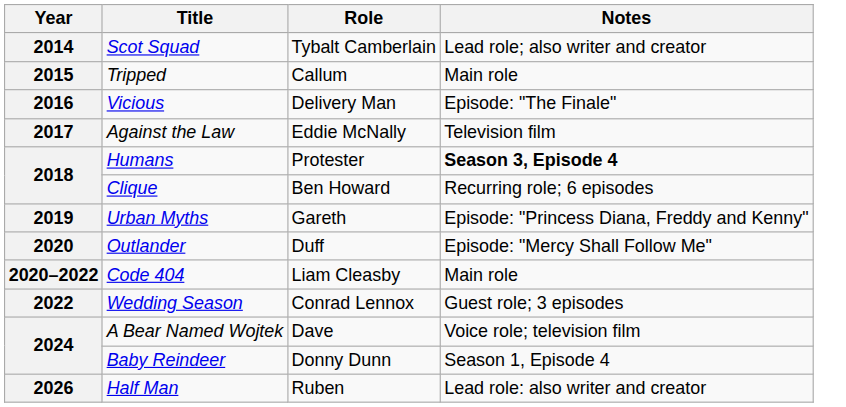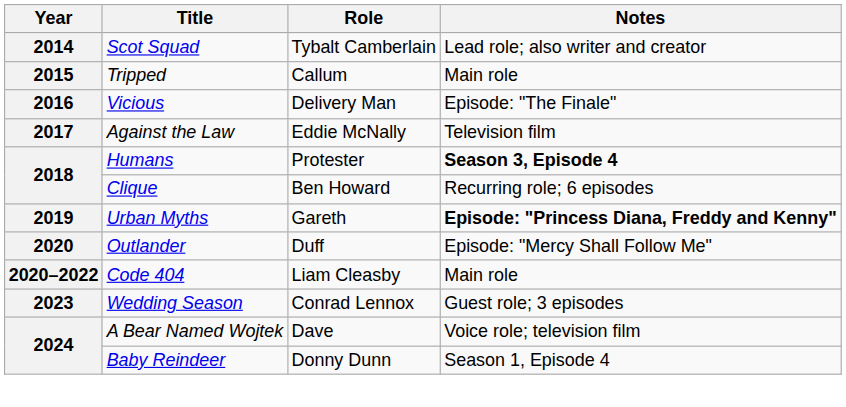(626, 217) normal -> (640, 217) bold
(54, 302) 2022 -> (54, 302) 2023
- row: (143, 388)
